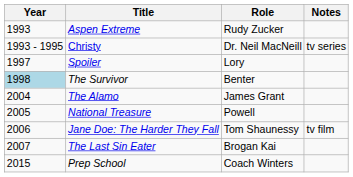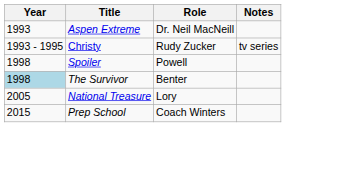(254, 29) Rudy Zucker -> (195, 29) Dr. Neil MacNeill
(263, 46) Dr. Neil MacNeill -> (186, 46) Rudy Zucker
(19, 63) 1997 -> (19, 63) 1998
(234, 63) Lory -> (172, 63) Powell
- row: (93, 96)
(239, 113) Powell -> (166, 96) Lory
- row: (143, 130)
- row: (112, 146)
